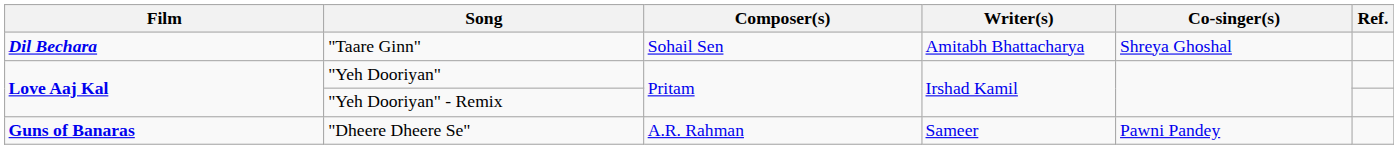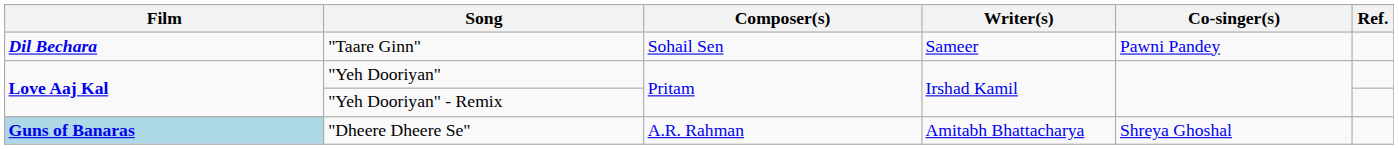(1005, 46) Amitabh Bhattacharya -> (952, 46) Sameer
(1176, 46) Shreya Ghoshal -> (1170, 46) Pawni Pandey
(72, 130) no background -> (72, 130) lightblue background
(952, 130) Sameer -> (1005, 130) Amitabh Bhattacharya
(1170, 130) Pawni Pandey -> (1176, 130) Shreya Ghoshal
